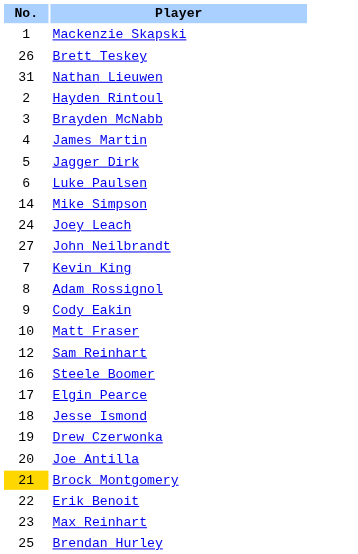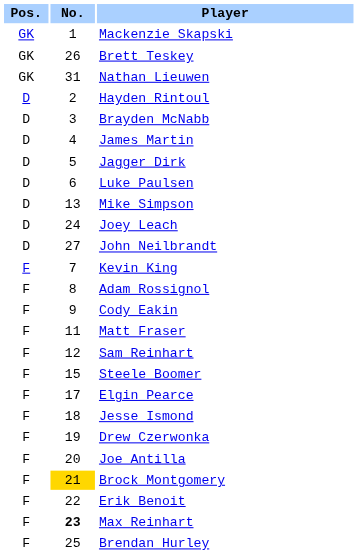+ column: (26, 14)
(26, 205) 14 -> (73, 205) 13
(26, 332) 10 -> (73, 332) 11
(26, 374) 16 -> (73, 374) 15
(26, 523) normal -> (73, 523) bold
